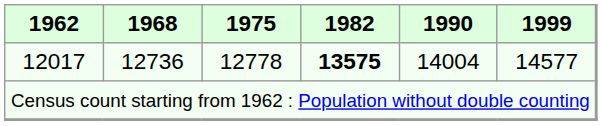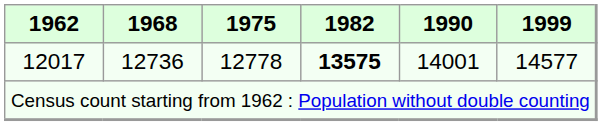(448, 61) 14004 -> (448, 61) 14001
